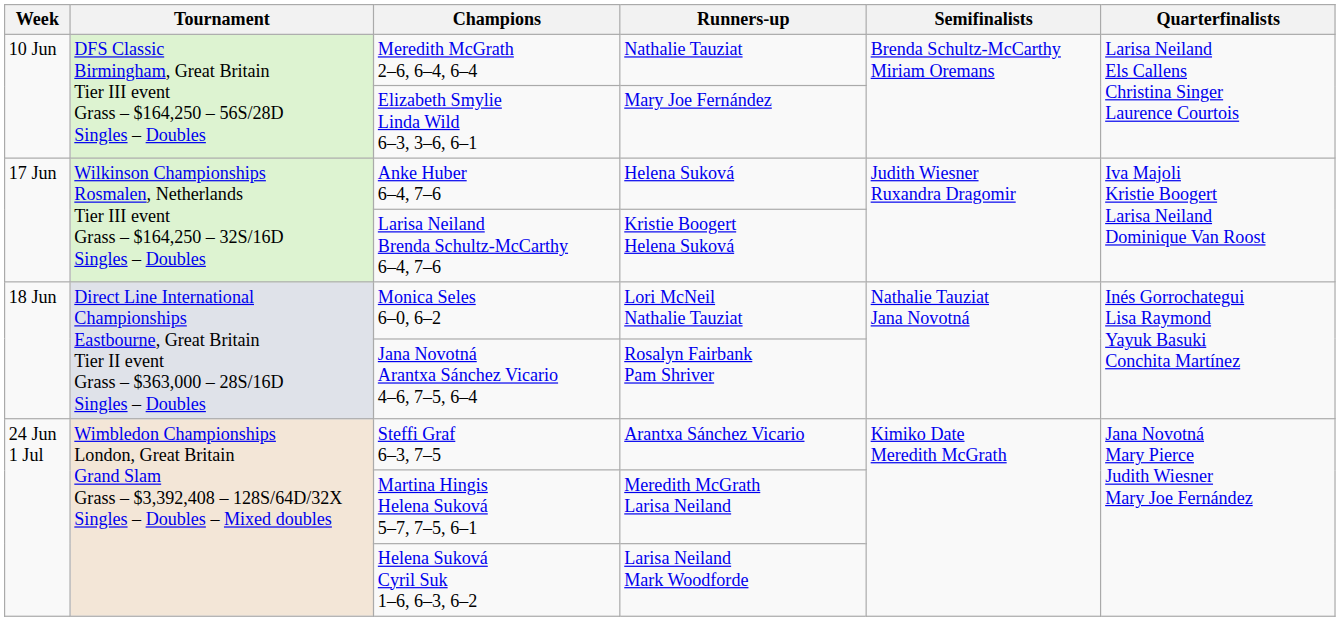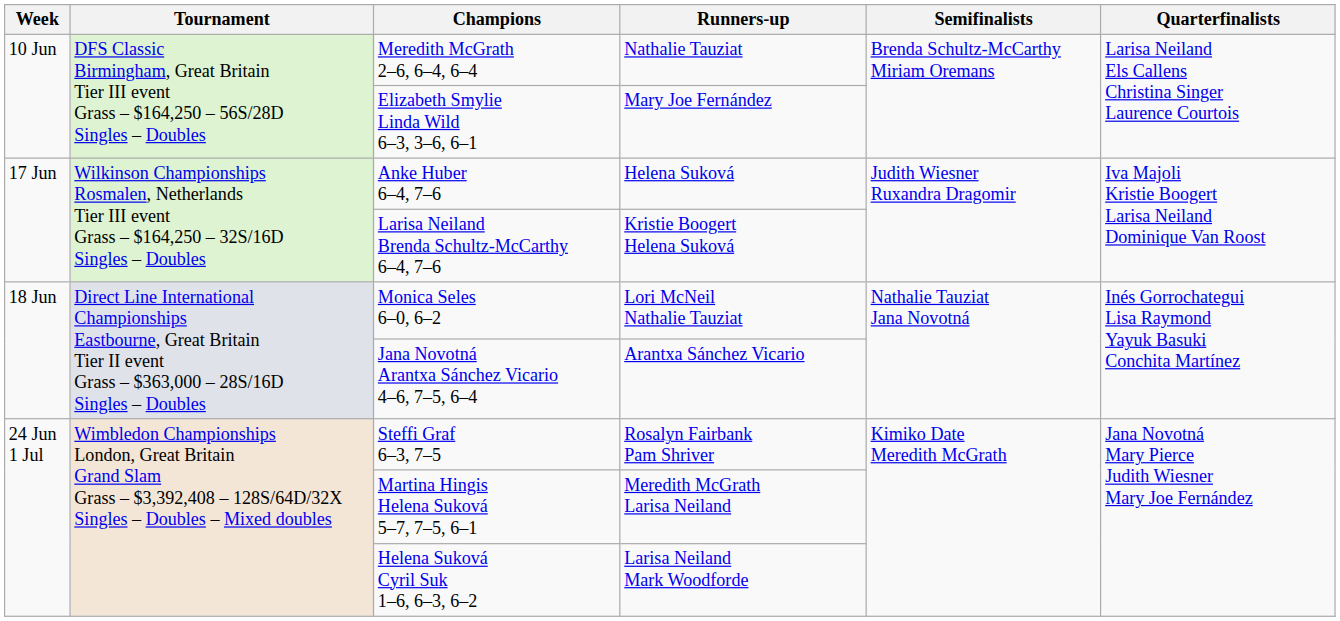(688, 364) Rosalyn Fairbank Pam Shriver -> (714, 353) Arantxa Sánchez Vicario
(714, 434) Arantxa Sánchez Vicario -> (688, 444) Rosalyn Fairbank Pam Shriver
